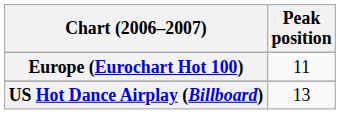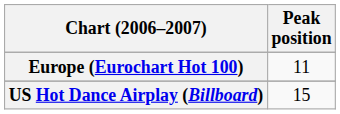(302, 94) 13 -> (302, 94) 15
